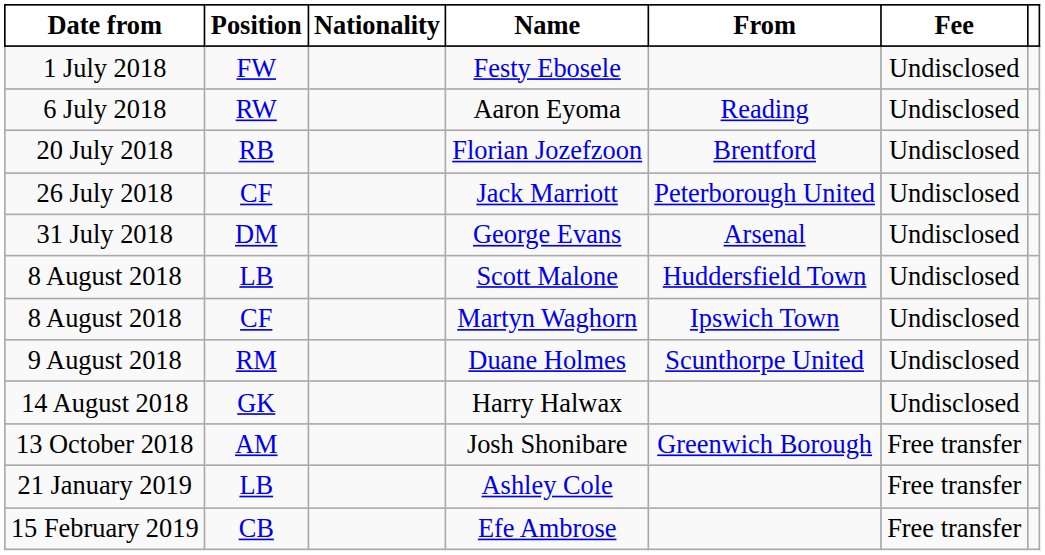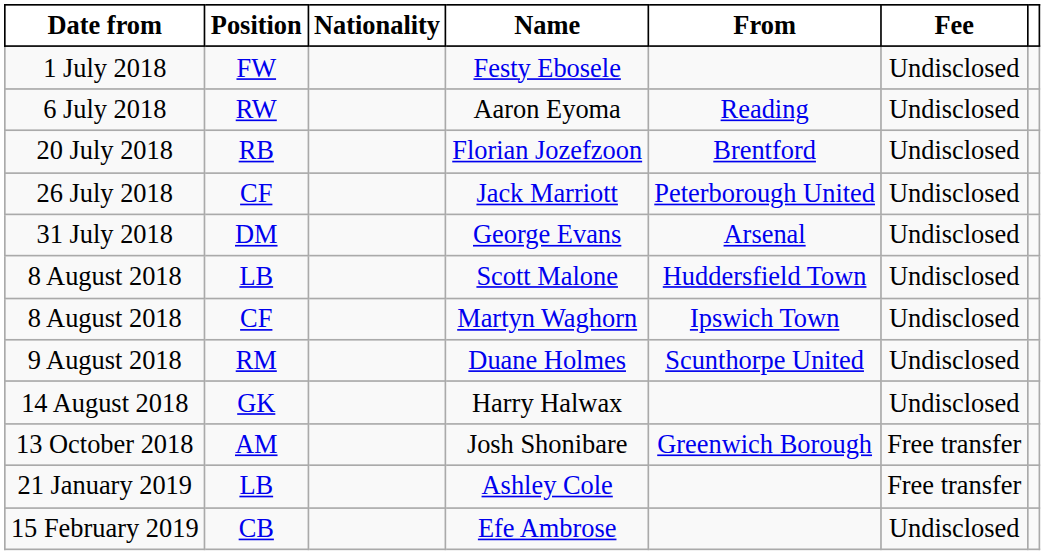(954, 527) Free transfer -> (954, 527) Undisclosed
